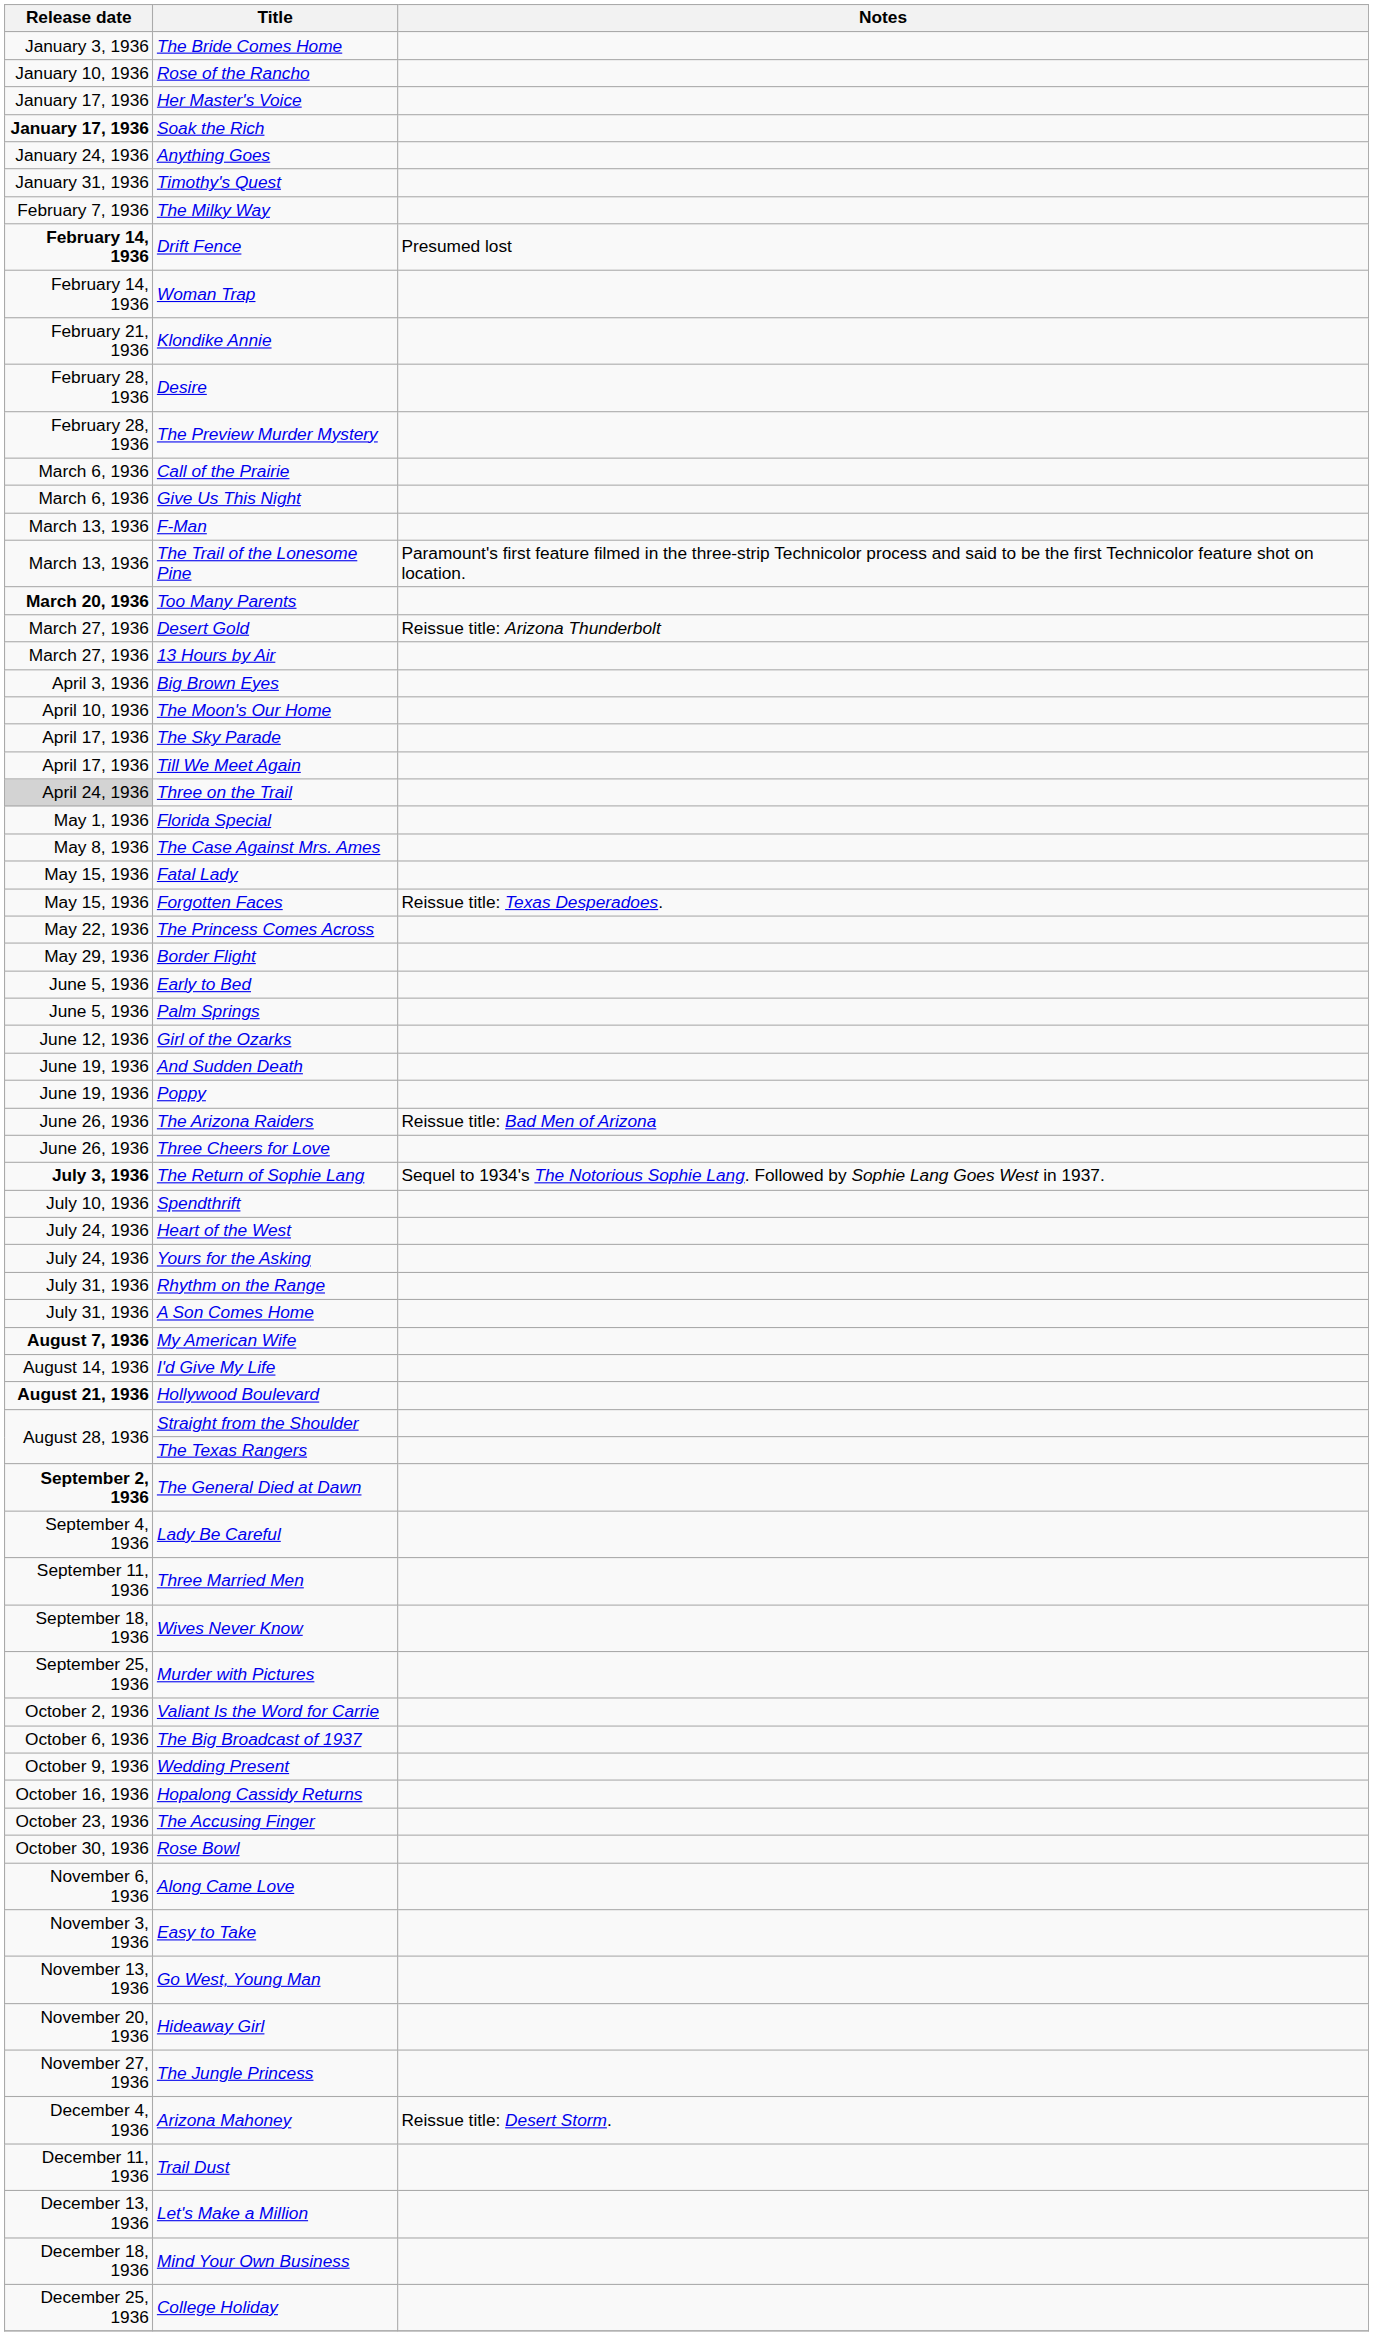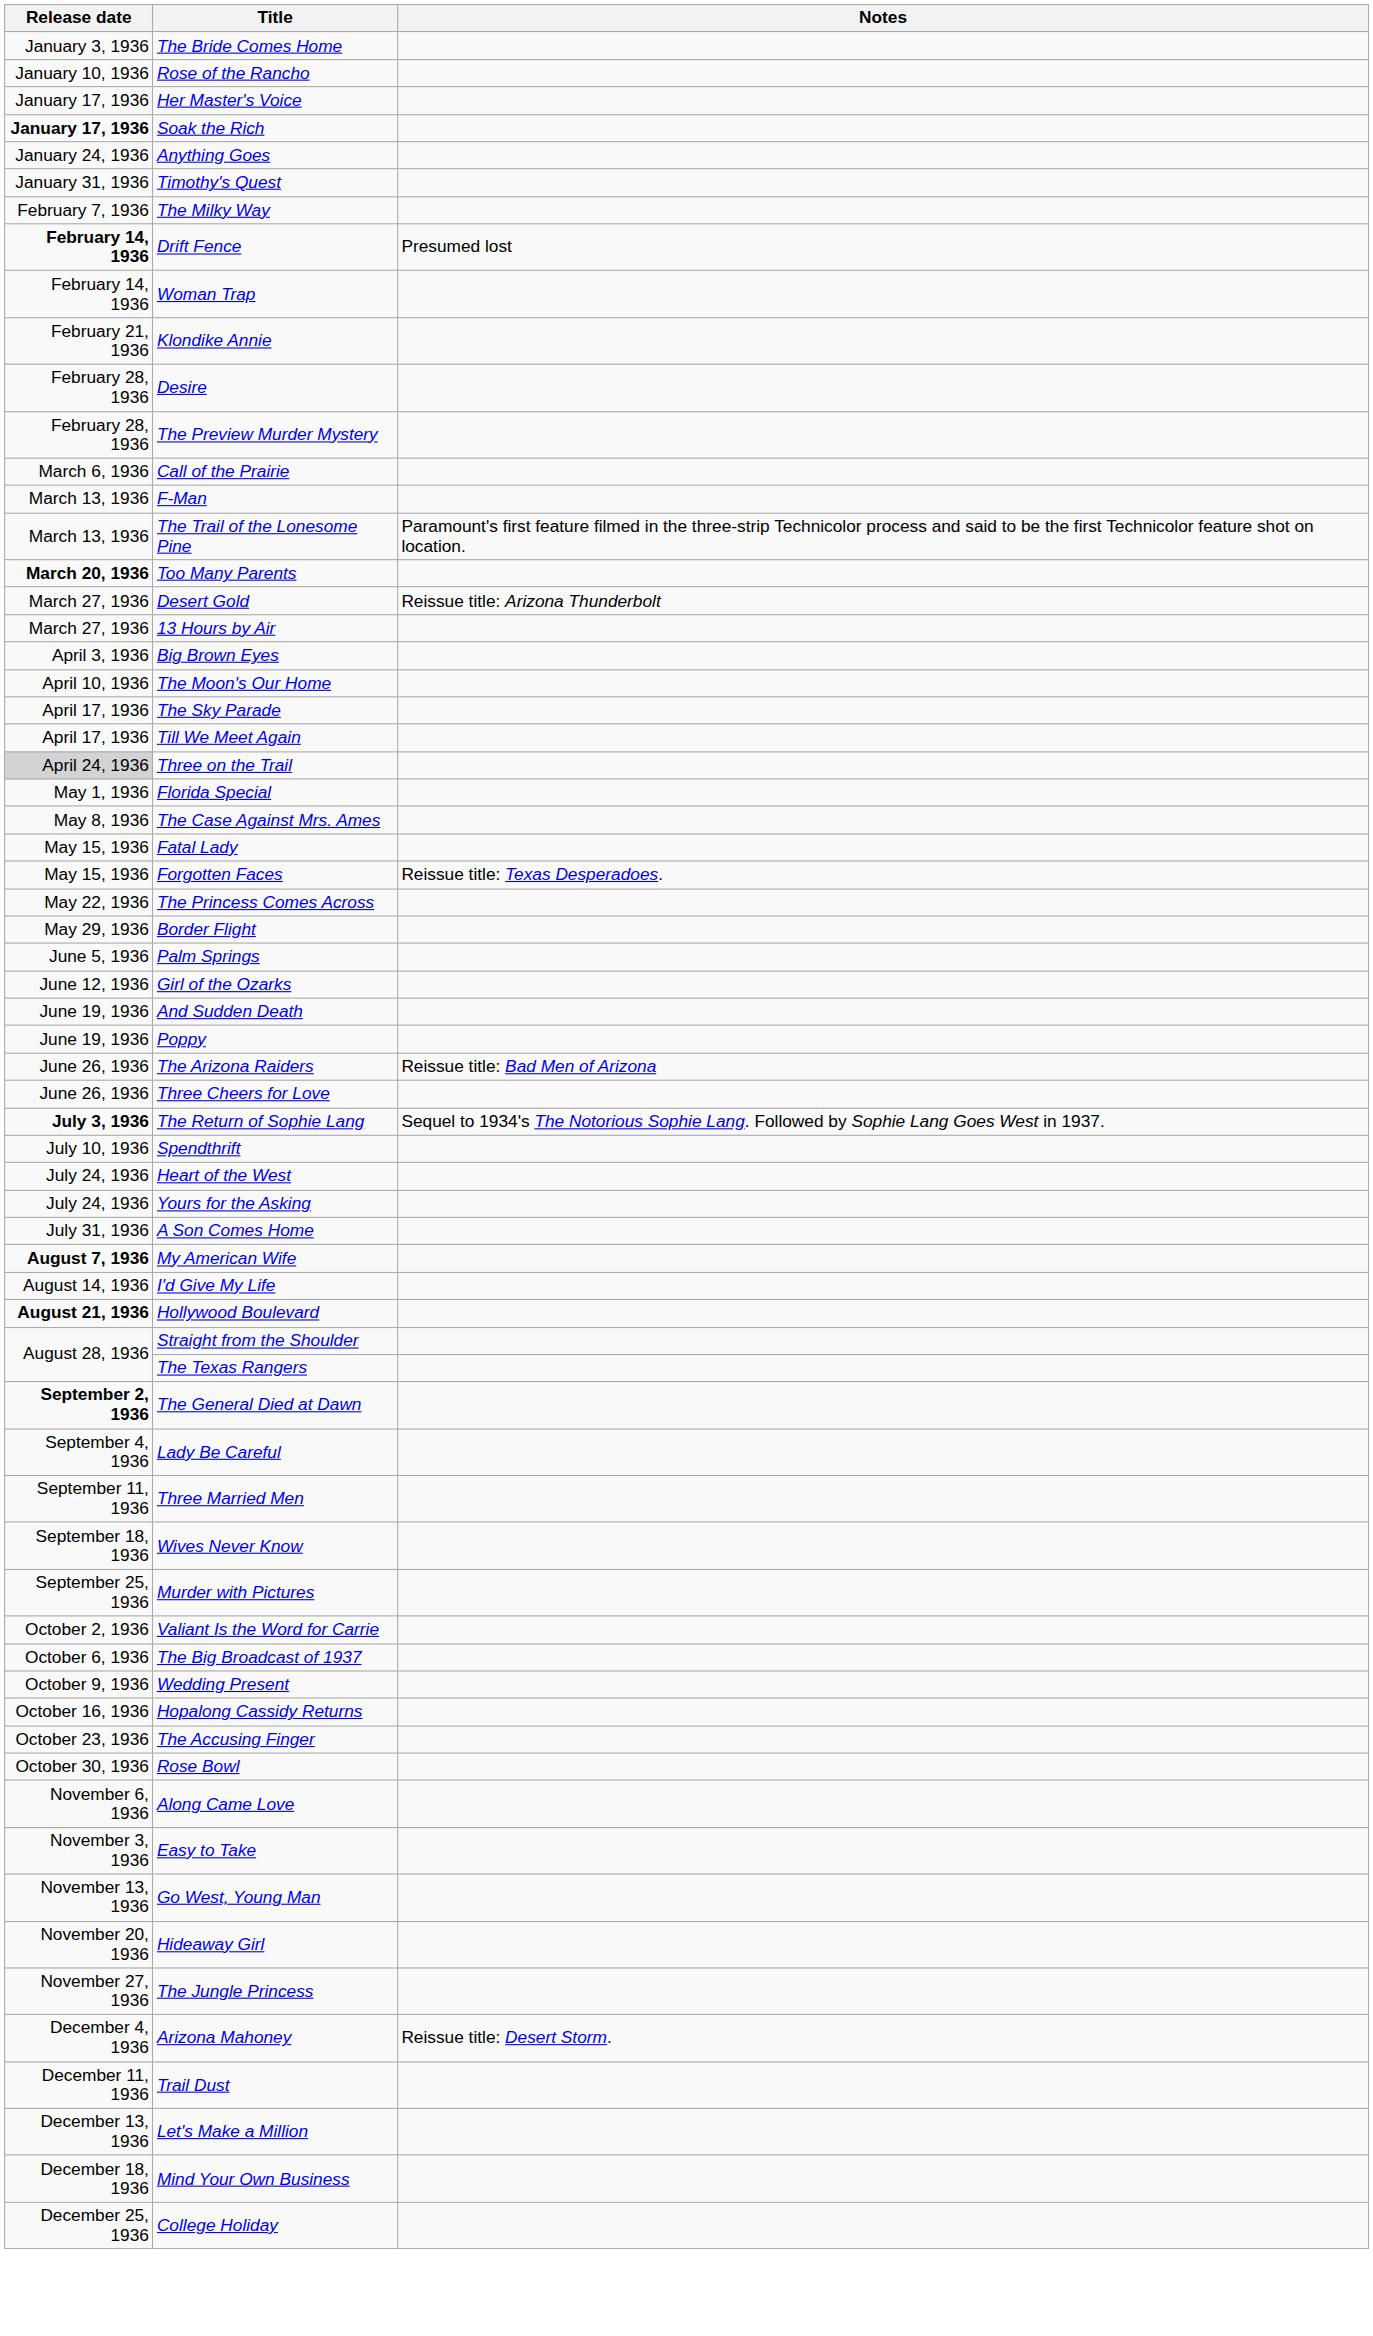- row: (229, 499)
- row: (204, 984)
- row: (241, 1285)
